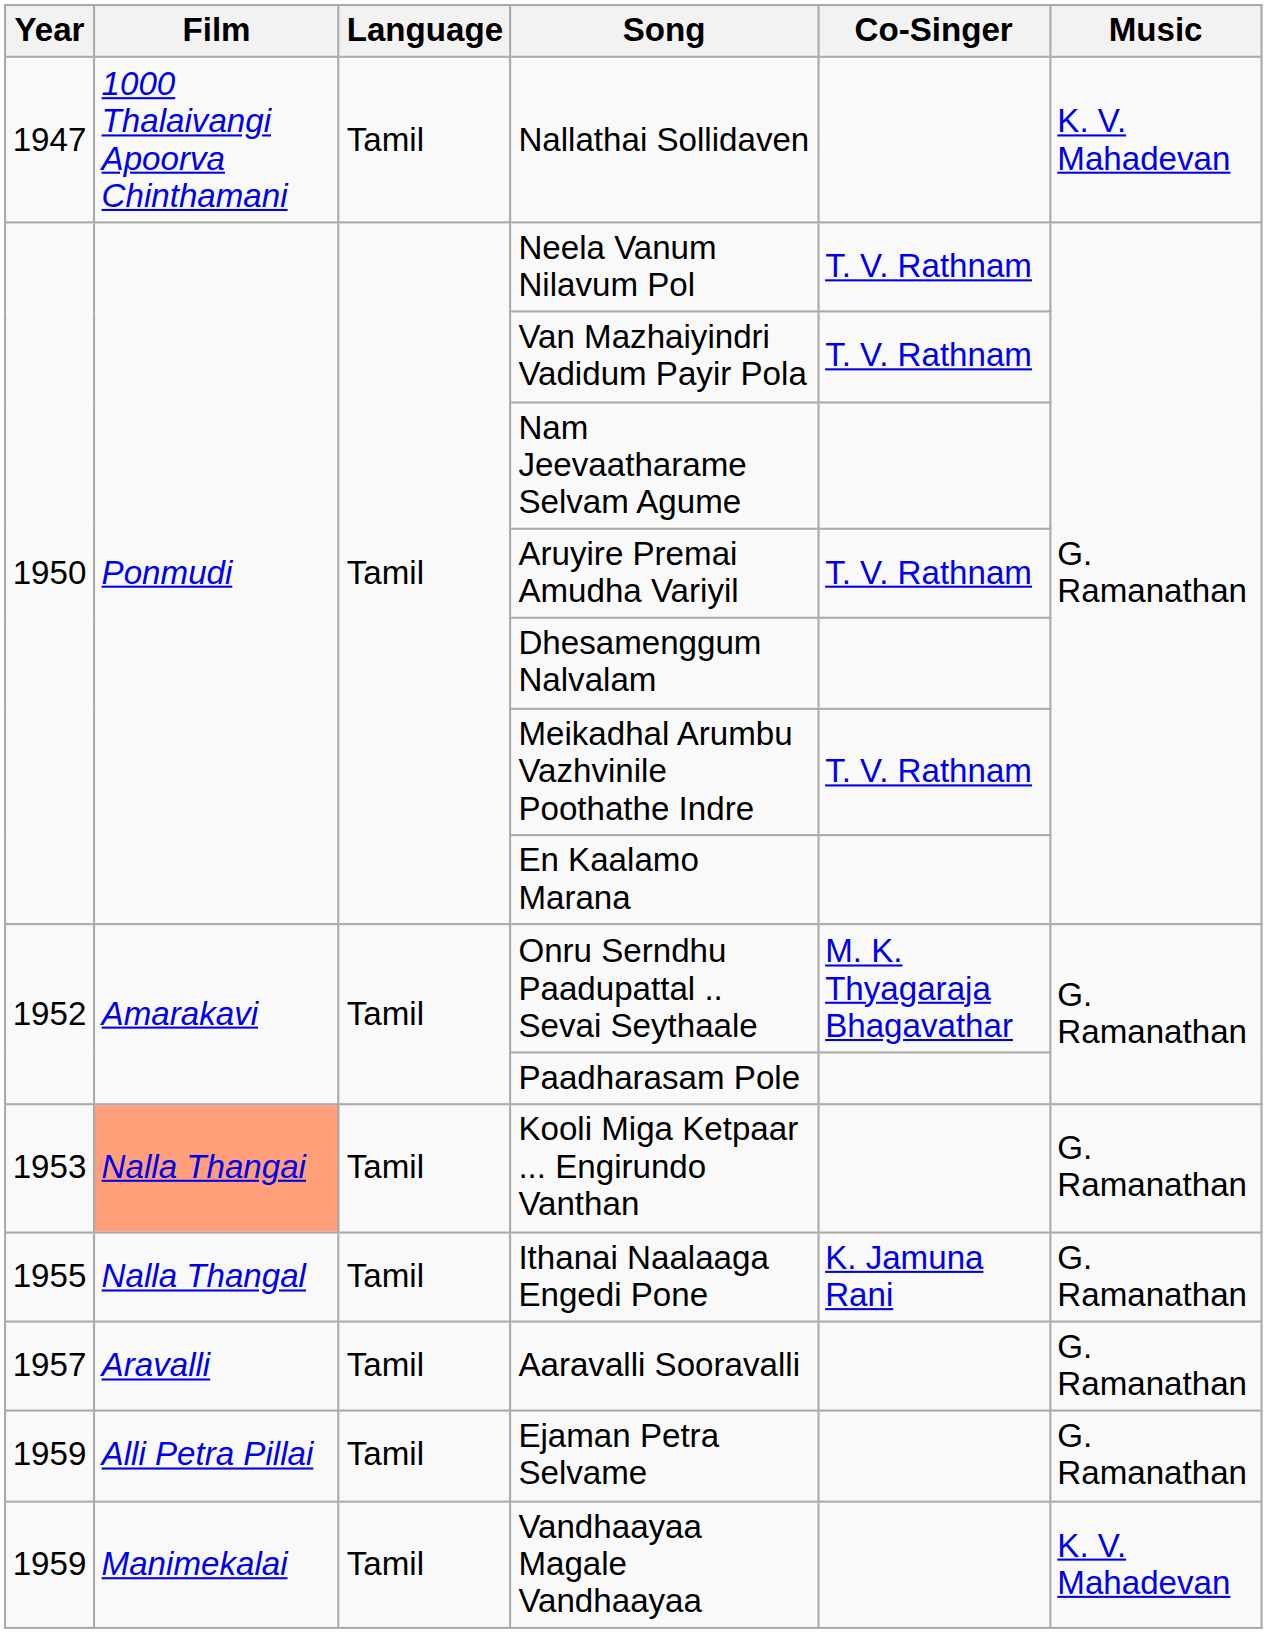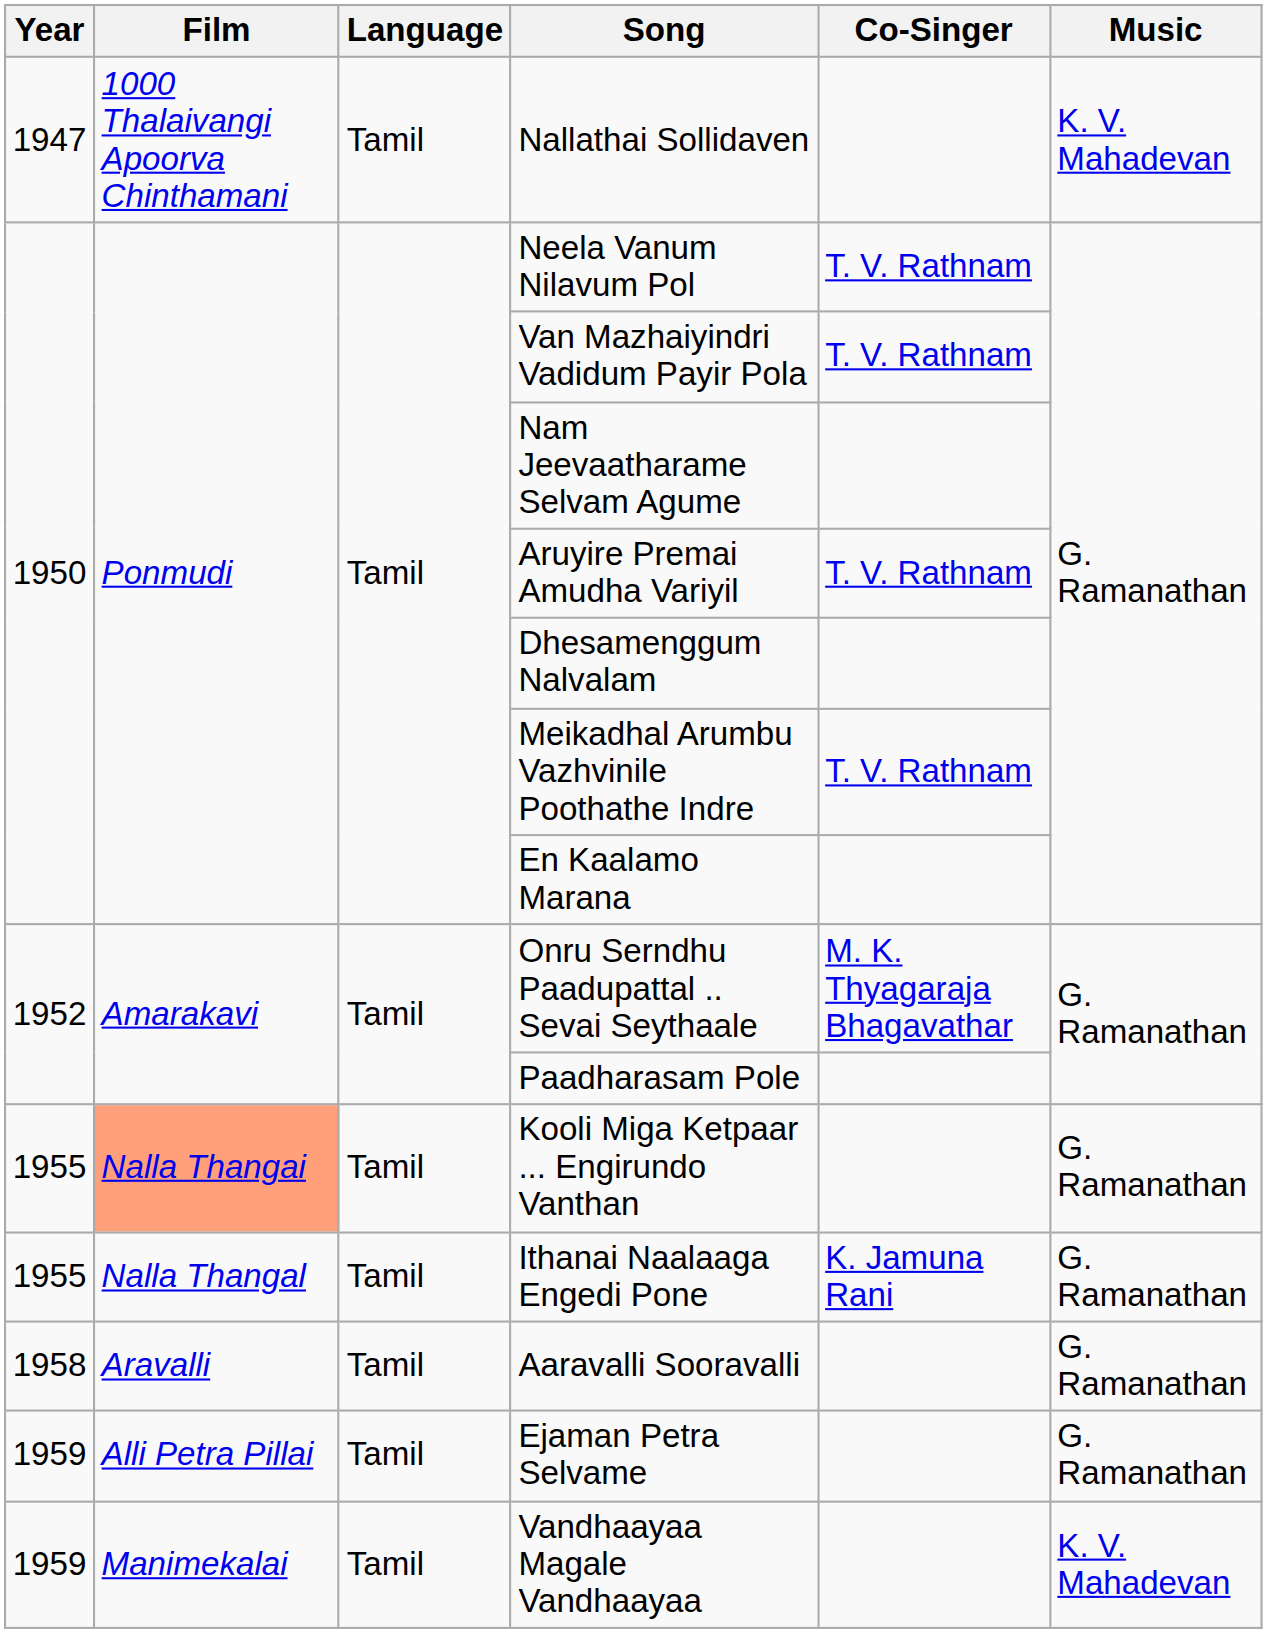(50, 1167) 1953 -> (50, 1167) 1955
(50, 1365) 1957 -> (50, 1365) 1958
